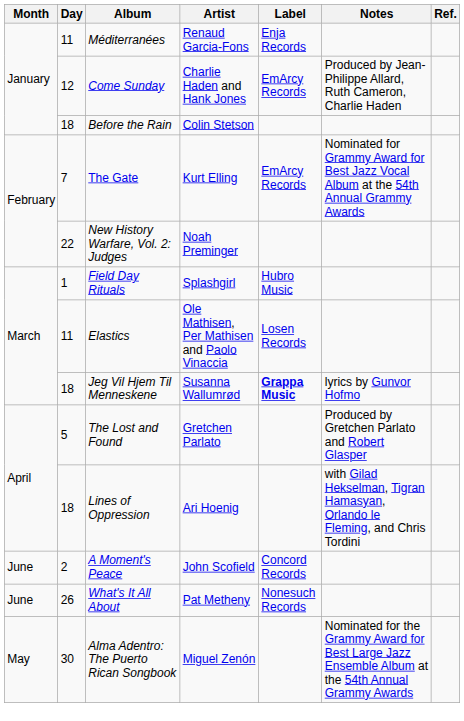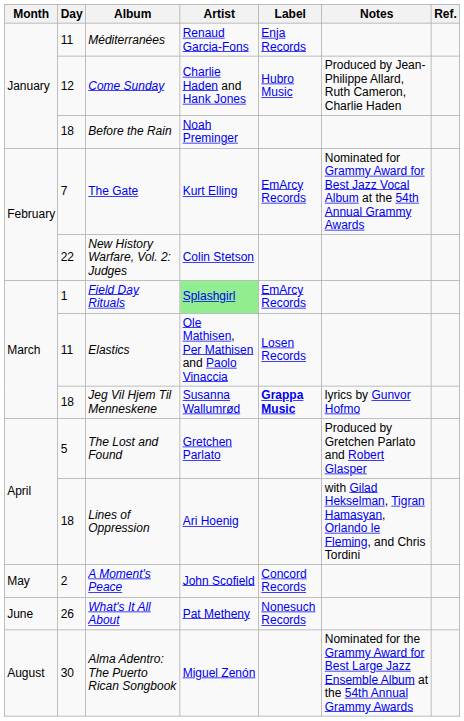(284, 85) EmArcy Records -> (278, 85) Hubro Music
(218, 125) Colin Stetson -> (210, 131) Noah Preminger
(210, 244) Noah Preminger -> (218, 257) Colin Stetson
(209, 283) no background -> (209, 296) lightgreen background
(278, 283) Hubro Music -> (284, 296) EmArcy Records
(20, 567) June -> (18, 581) May
(18, 659) May -> (26, 673) August
